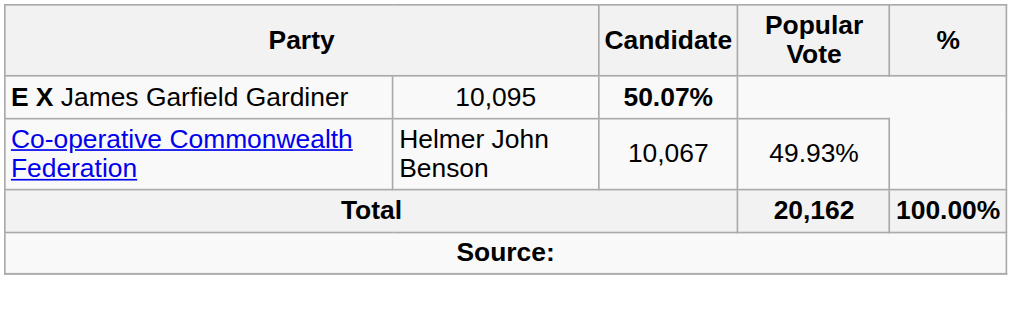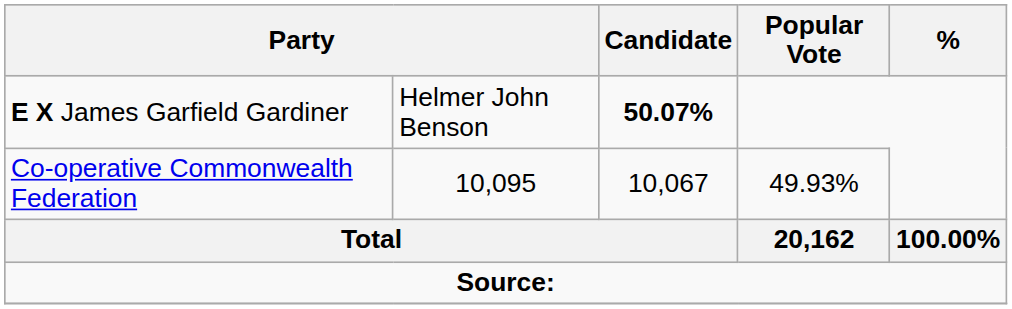(496, 97) 10,095 -> (474, 111) Helmer John Benson
(474, 153) Helmer John Benson -> (496, 183) 10,095
